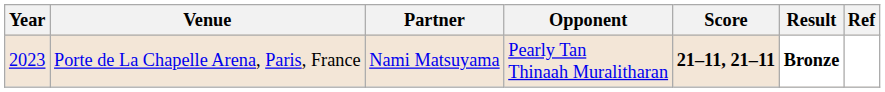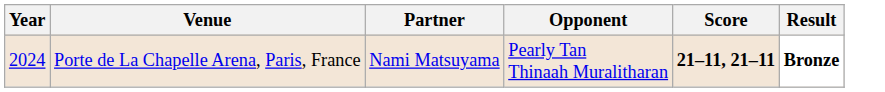- column: (862, 19)
(27, 60) 2023 -> (27, 60) 2024
